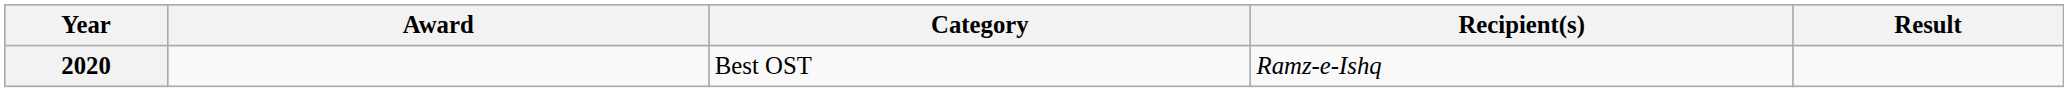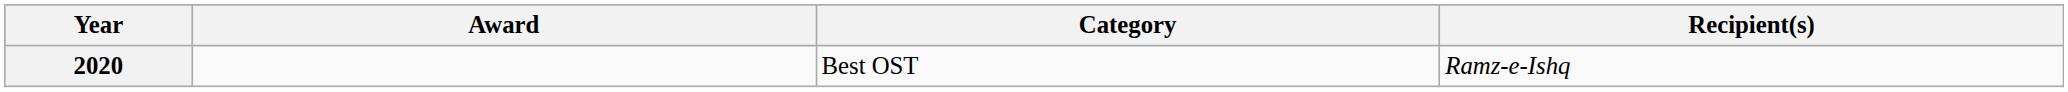- column: (1928, 25)
